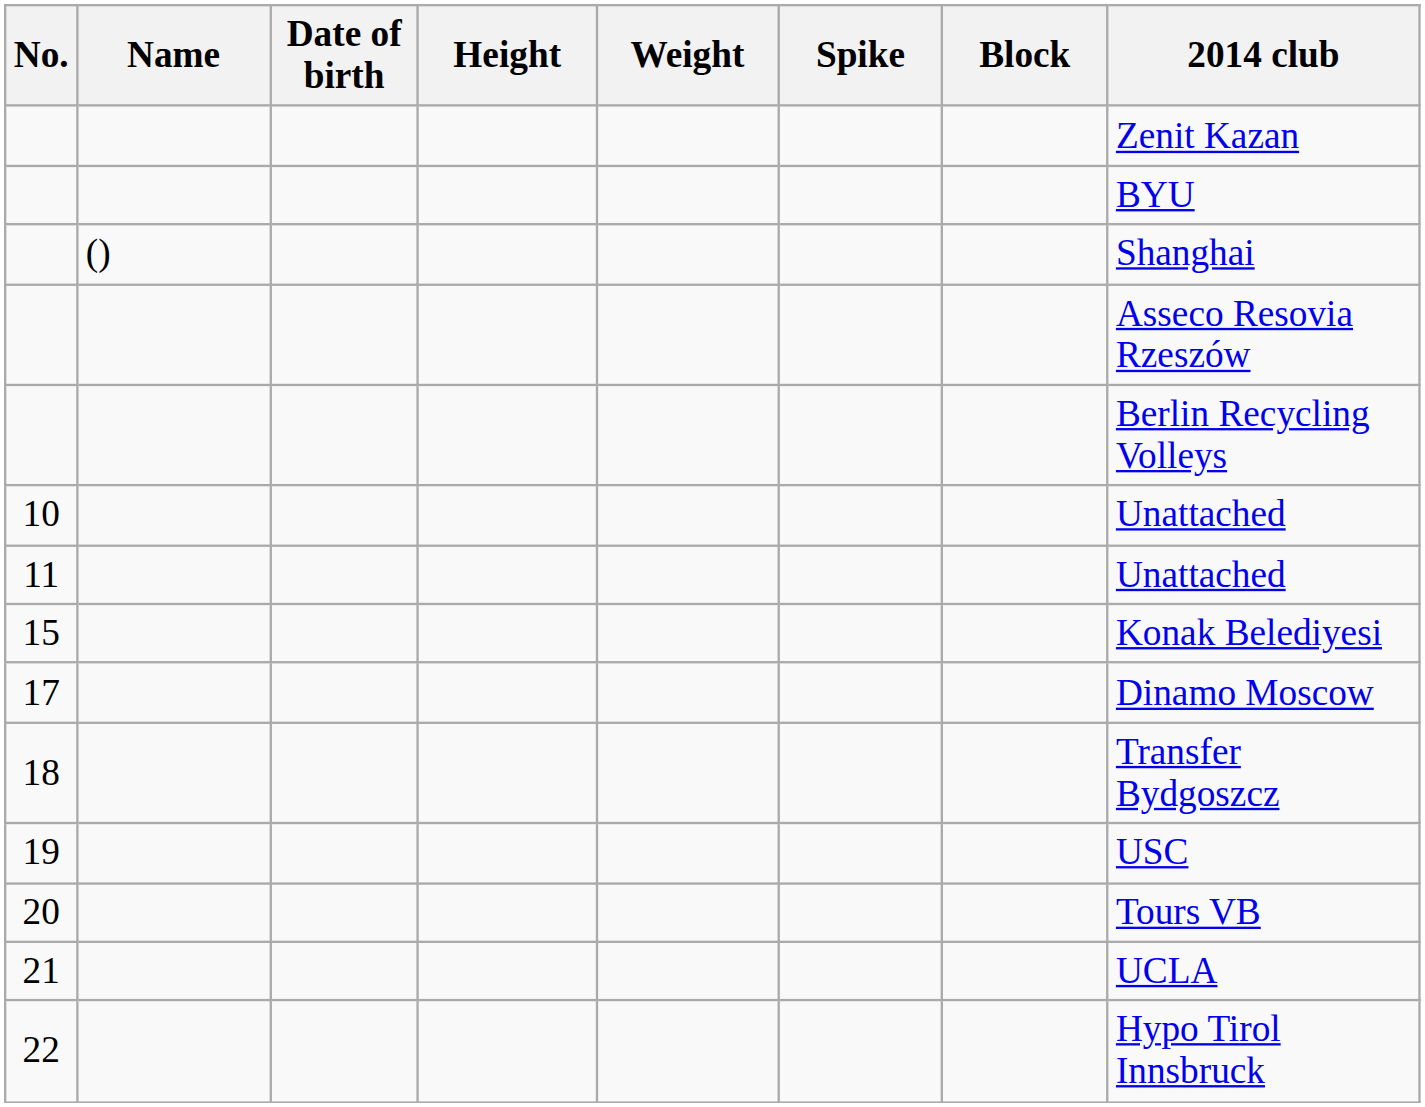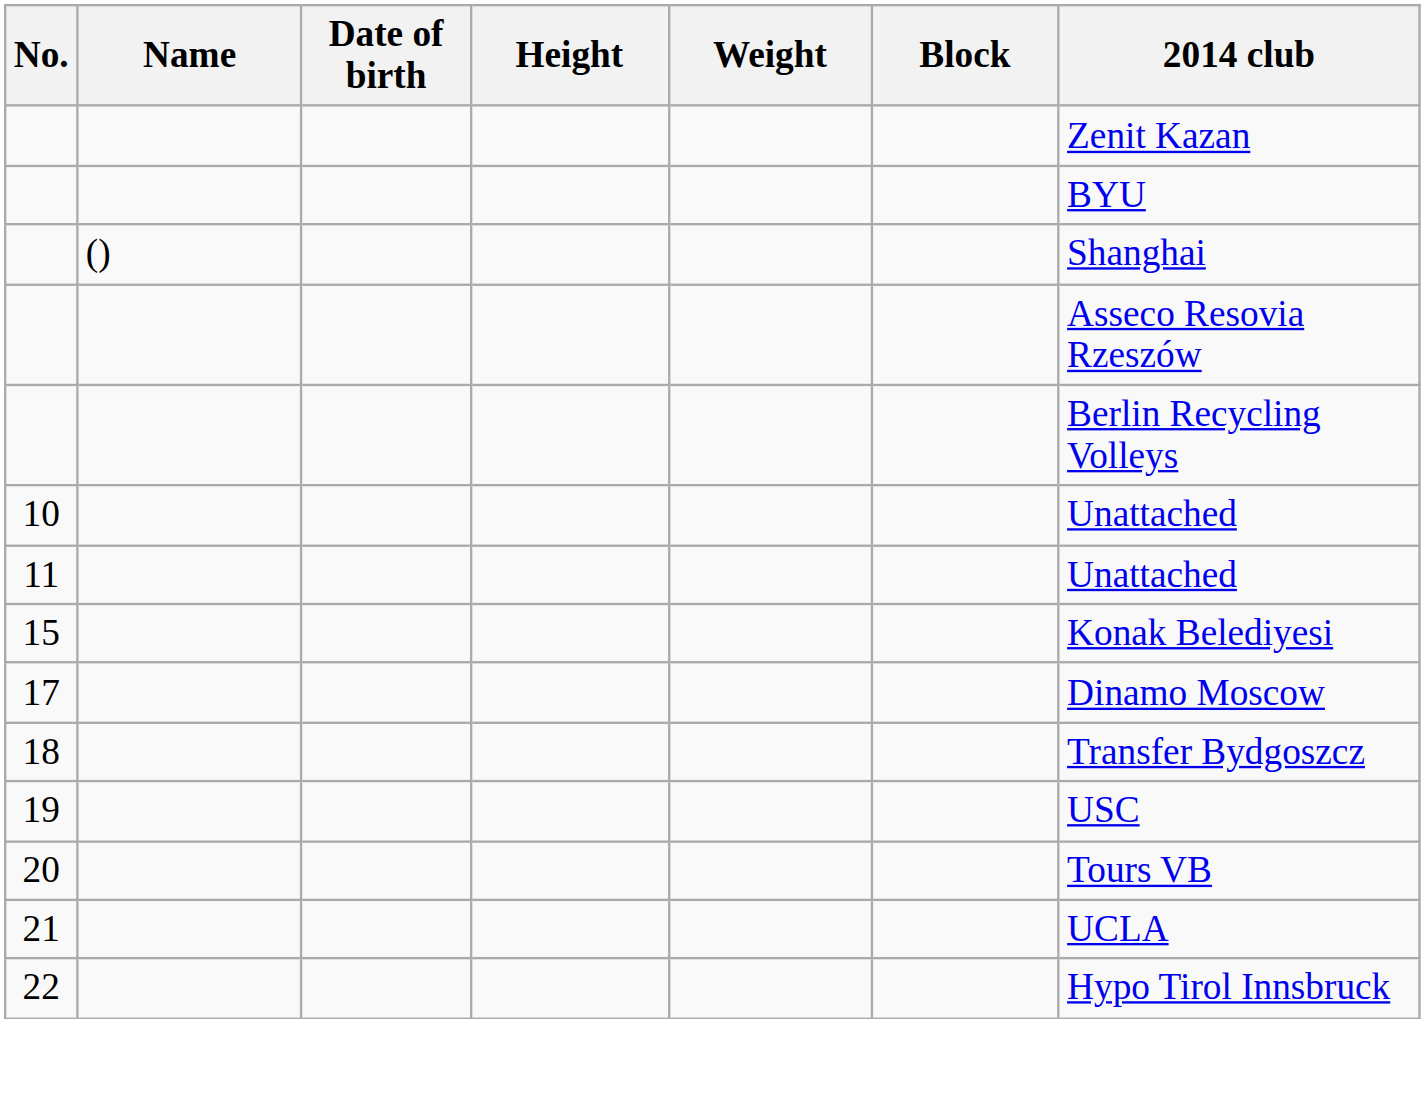- column: (860, 55)
